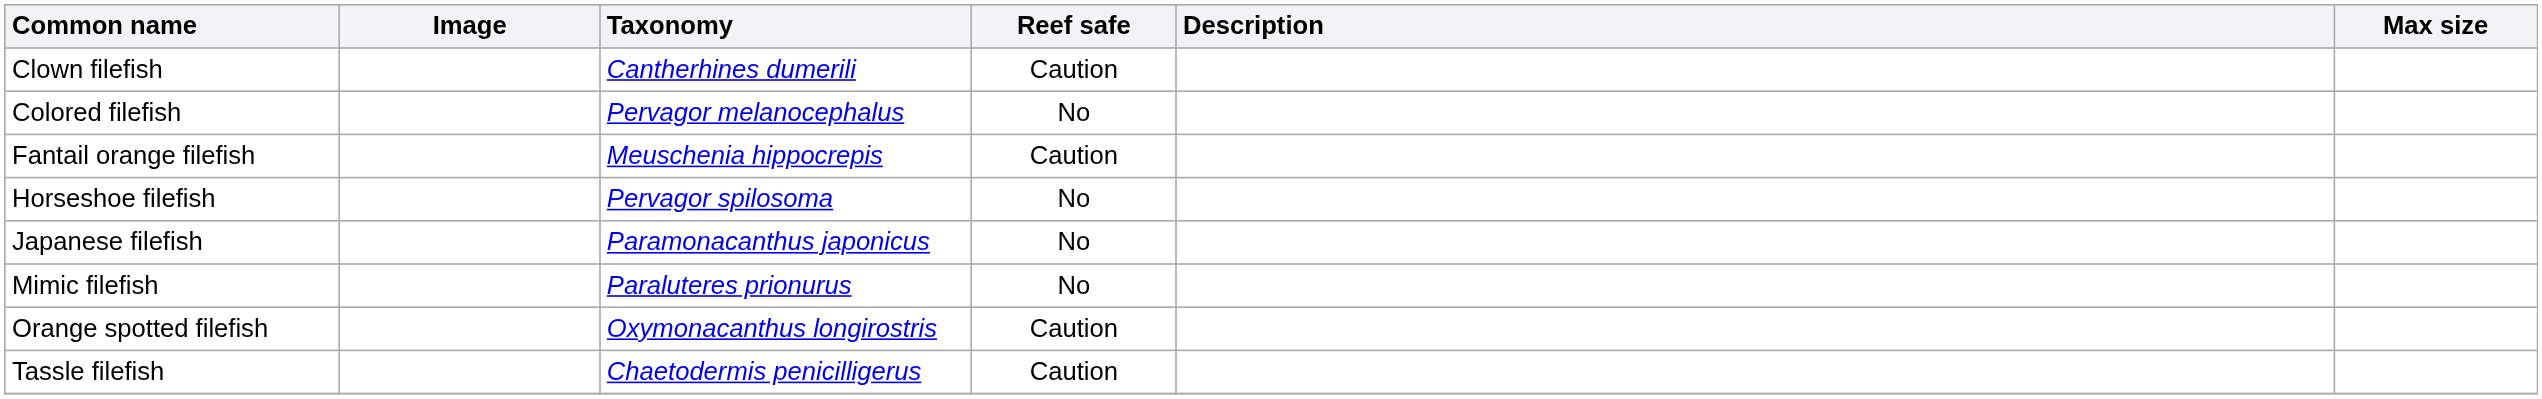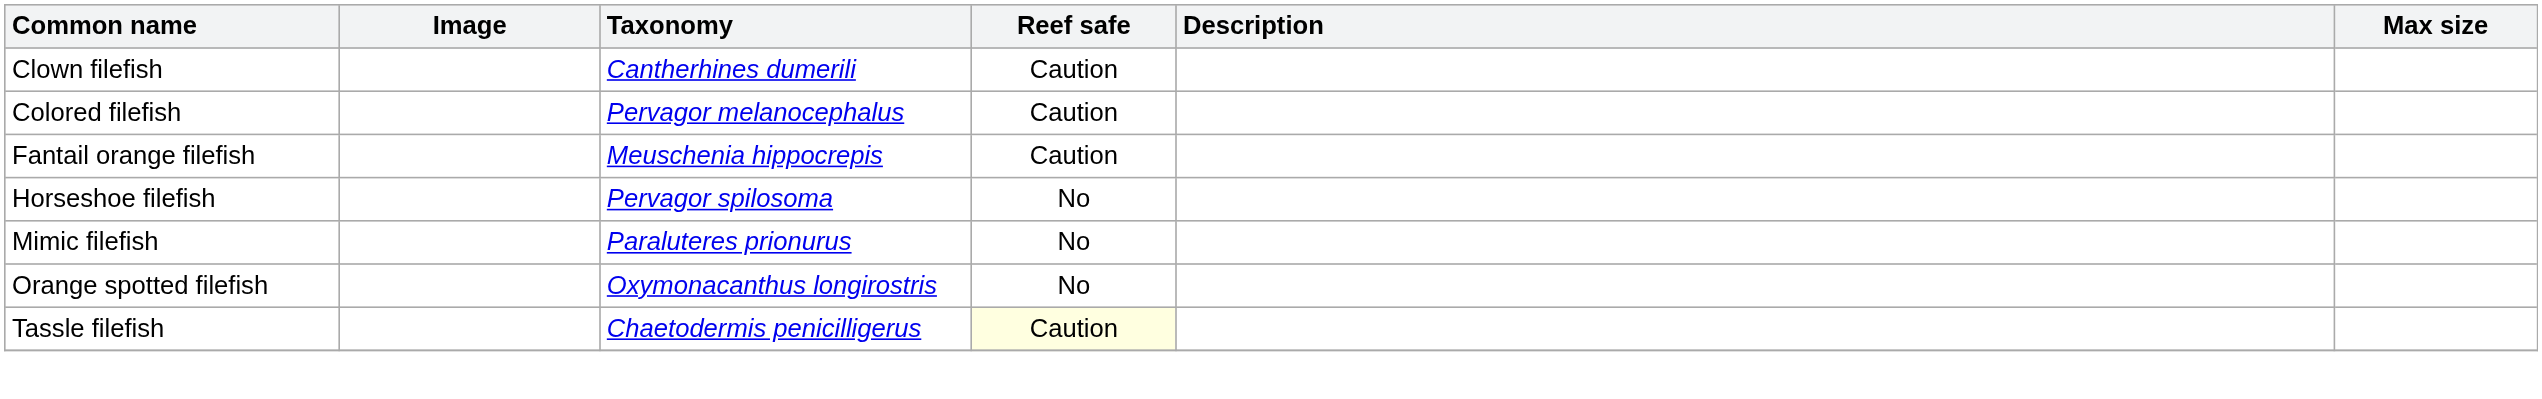(1074, 112) No -> (1074, 112) Caution
- row: (107, 242)
(1074, 328) Caution -> (1074, 285) No
(1074, 371) no background -> (1074, 328) lightyellow background
